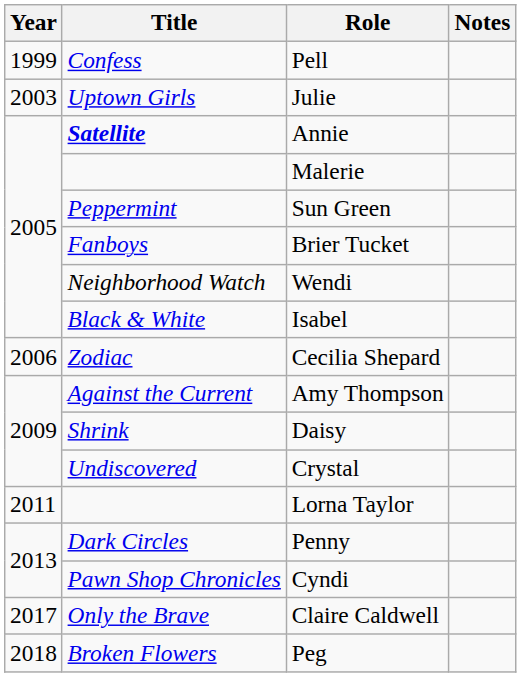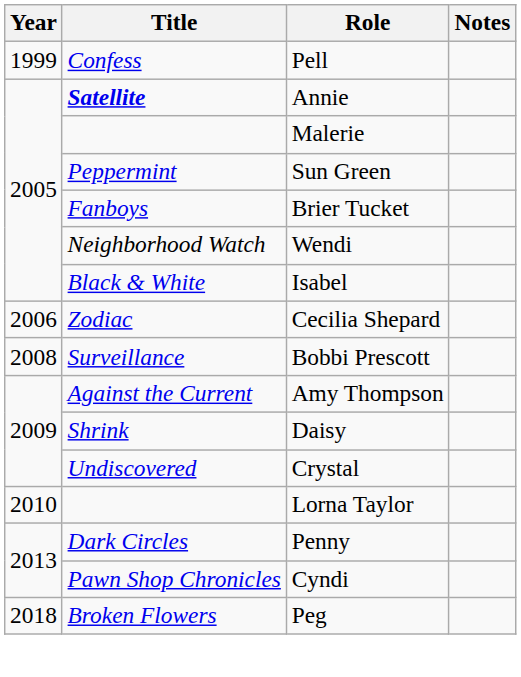- row: (314, 97)
+ row: (361, 356)
(33, 504) 2011 -> (33, 504) 2010
- row: (365, 615)
